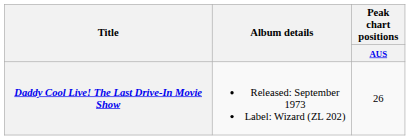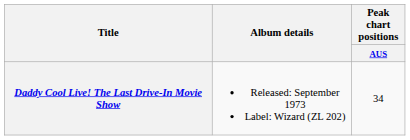(378, 98) 26 -> (378, 98) 34
